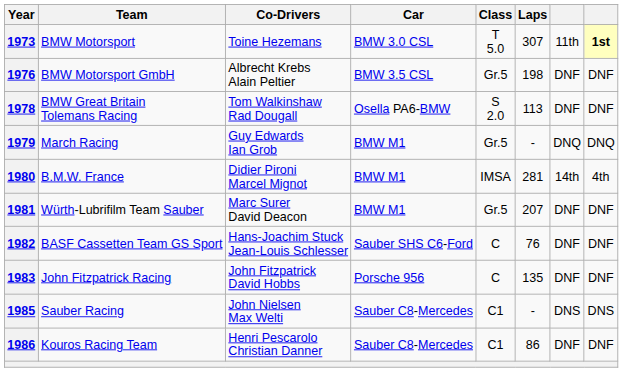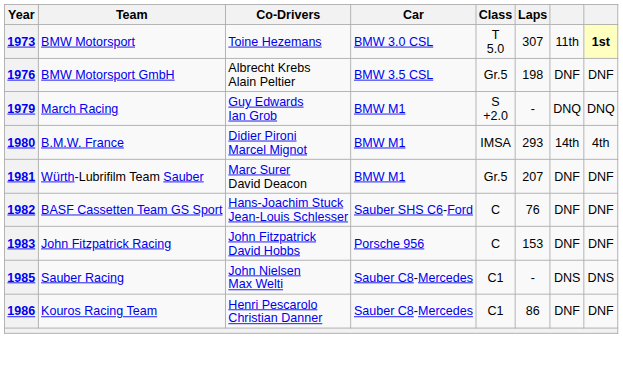- row: (21, 109)
(496, 143) Gr.5 -> (496, 109) S +2.0
(533, 176) 281 -> (533, 143) 293
(533, 277) 135 -> (533, 244) 153
